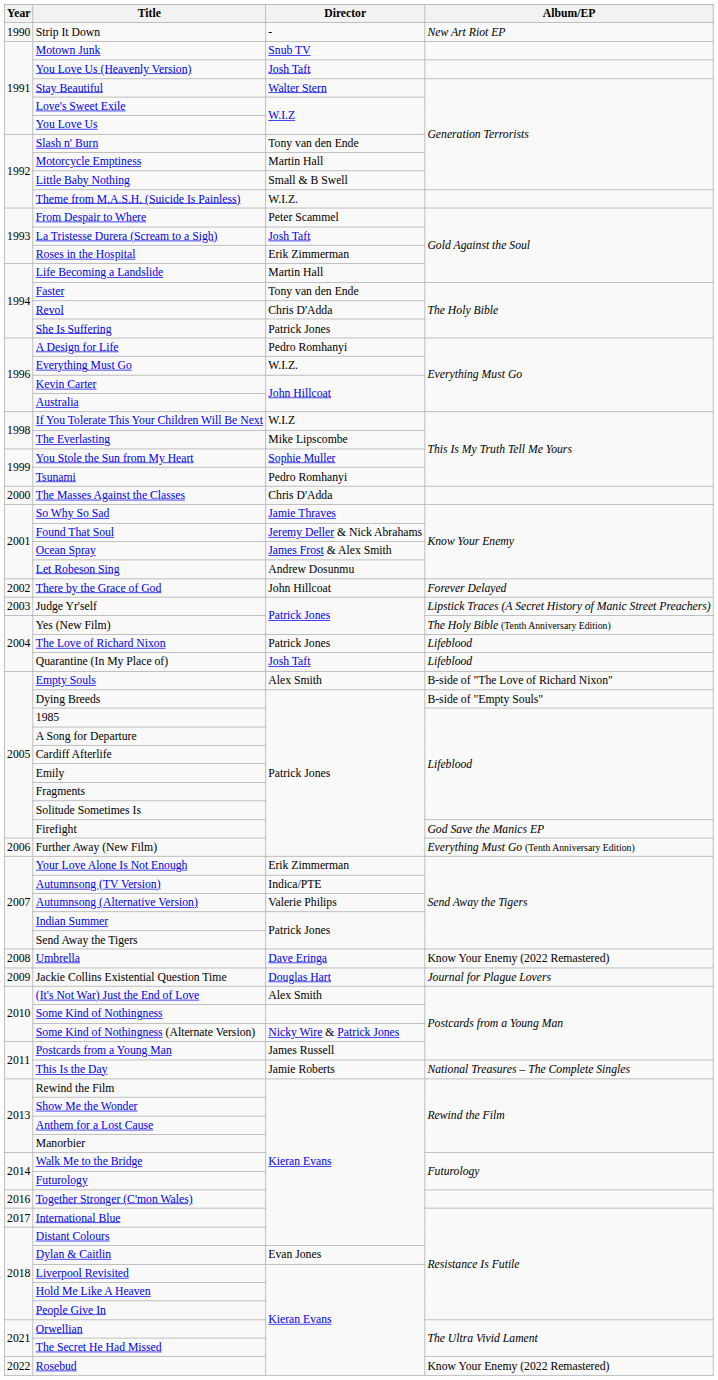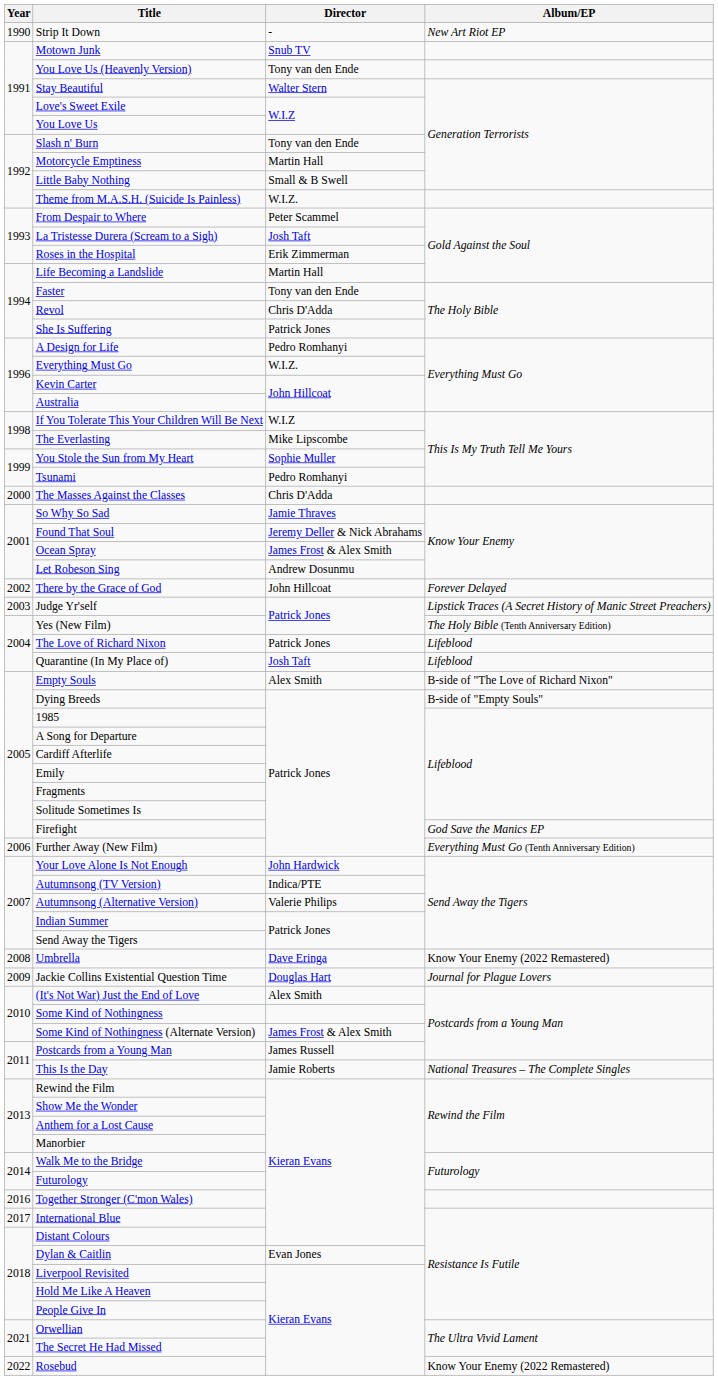(289, 69) Josh Taft -> (313, 69) Tony van den Ende
(309, 865) Erik Zimmerman -> (304, 865) John Hardwick
(334, 1032) Nicky Wire & Patrick Jones -> (330, 1032) James Frost & Alex Smith
